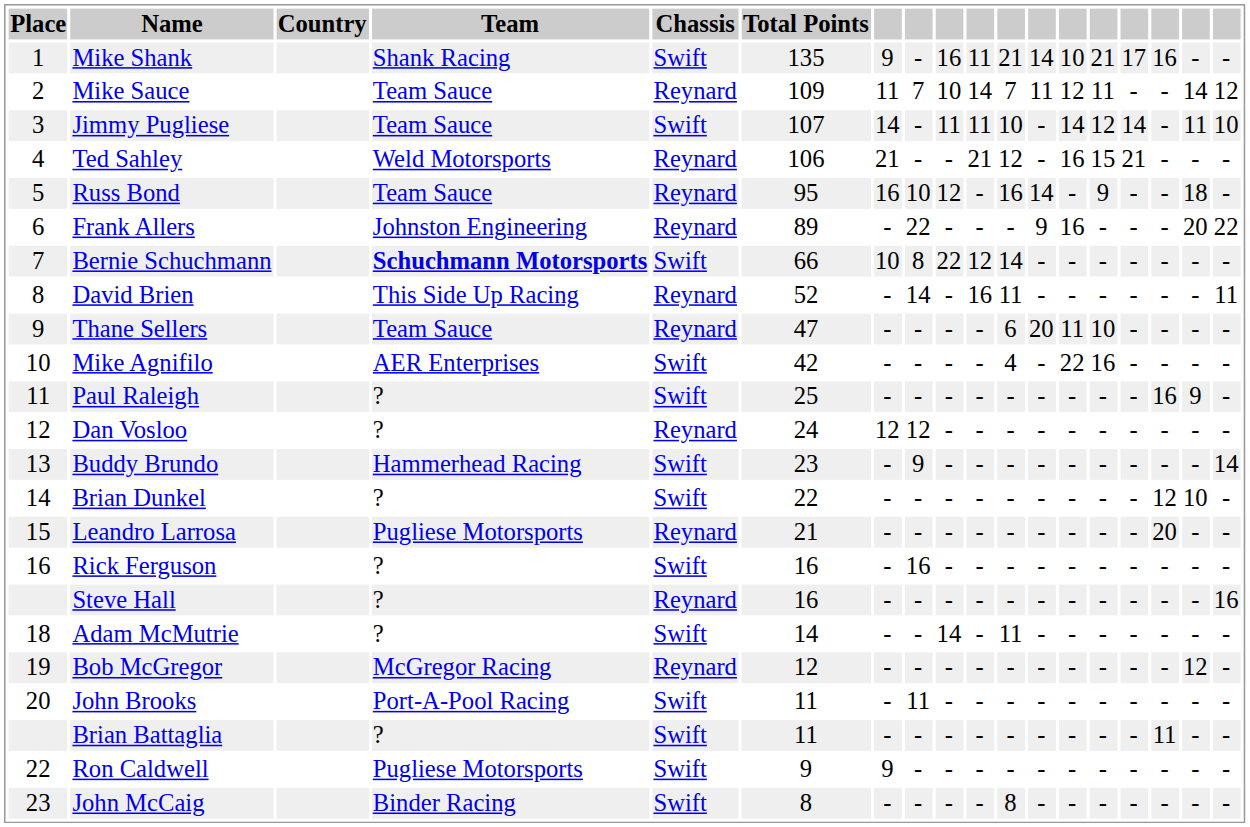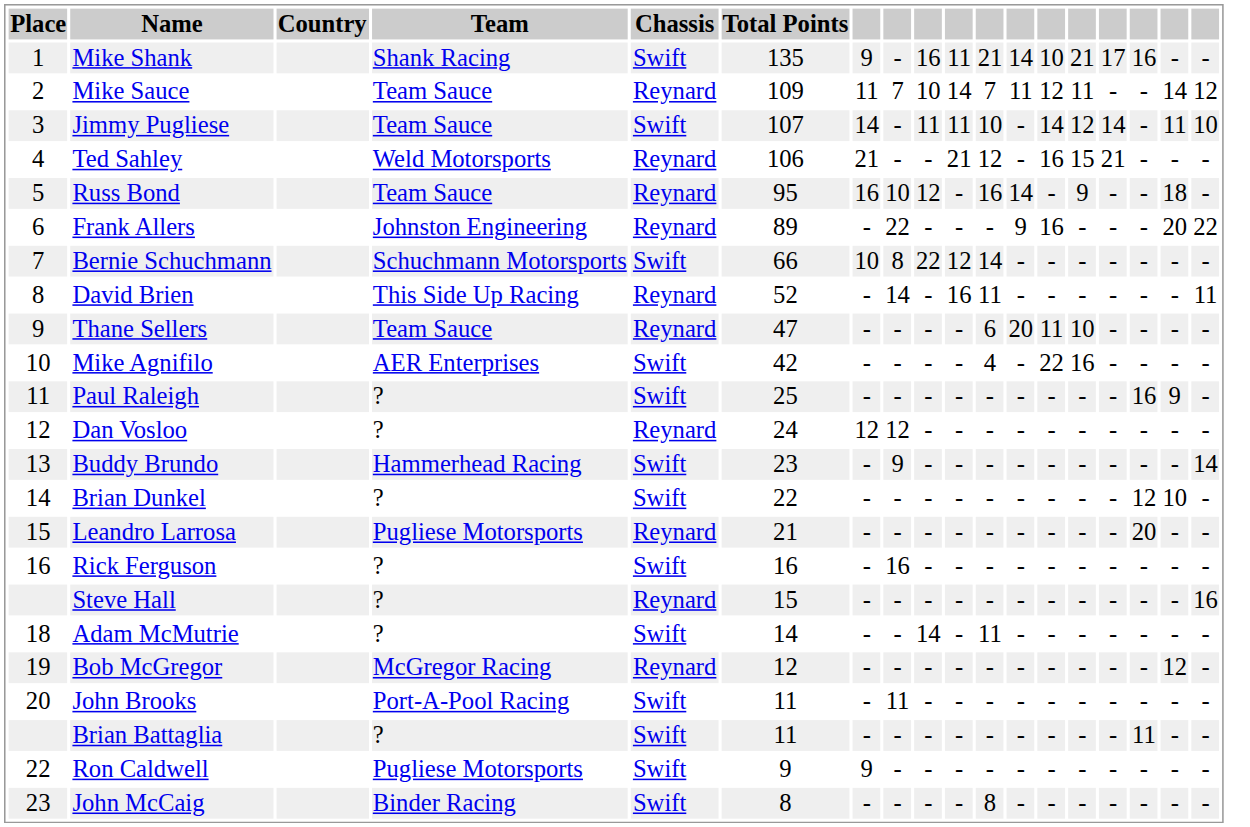(510, 260) bold -> (500, 260) normal
(806, 599) 16 -> (785, 599) 15
